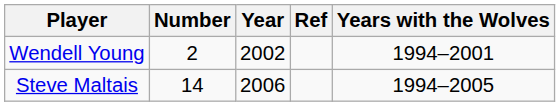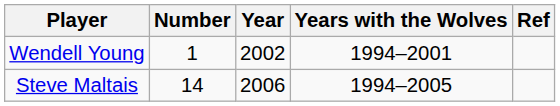columns swapped: (443, 20) <-> (311, 20)
(192, 52) 2 -> (192, 52) 1
